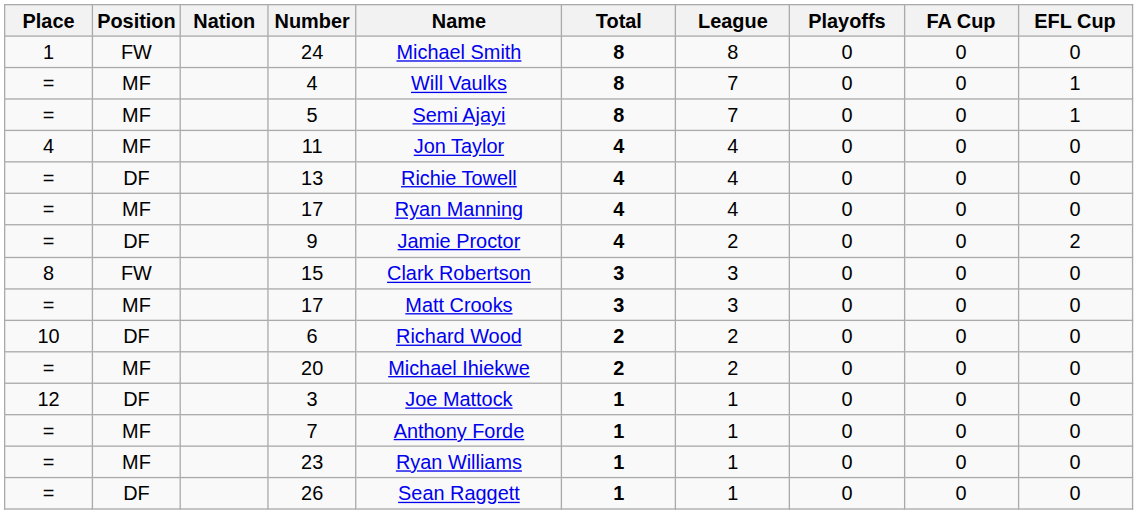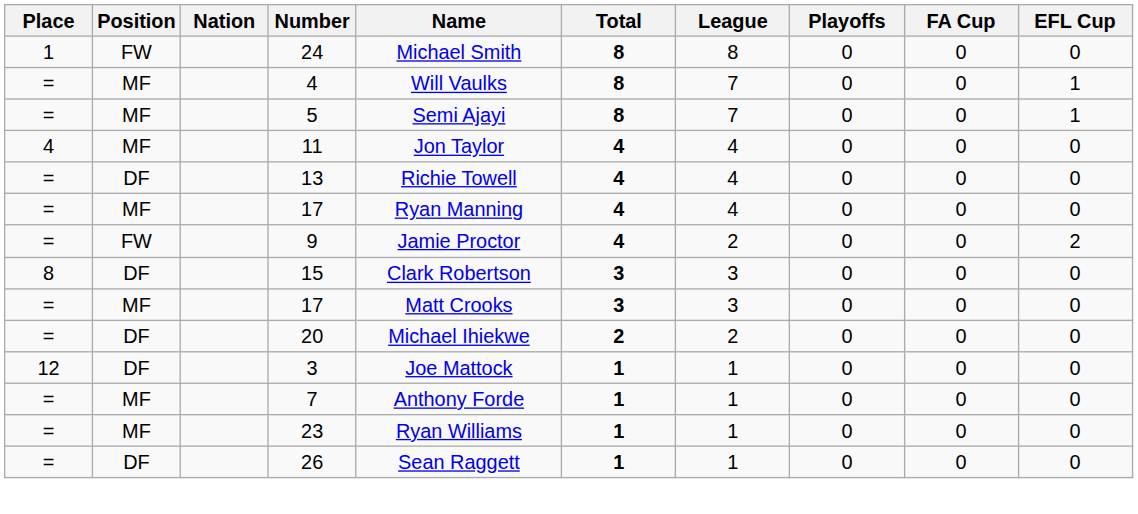(136, 241) DF -> (136, 241) FW
(136, 273) FW -> (136, 273) DF
- row: (49, 336)
(136, 367) MF -> (136, 336) DF
